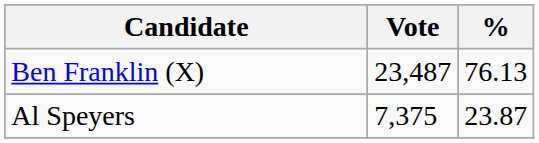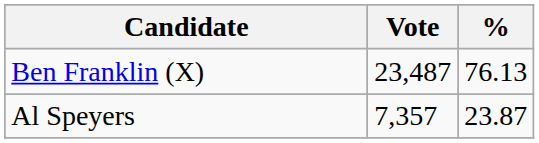(406, 115) 7,375 -> (406, 115) 7,357
